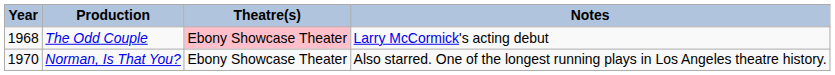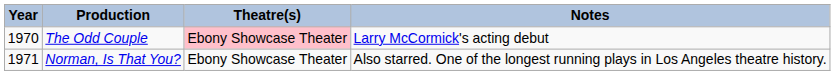(23, 38) 1968 -> (23, 38) 1970
(23, 60) 1970 -> (23, 60) 1971
